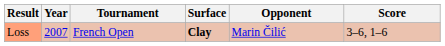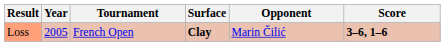(56, 32) 2007 -> (56, 32) 2005
(367, 32) normal -> (367, 32) bold
